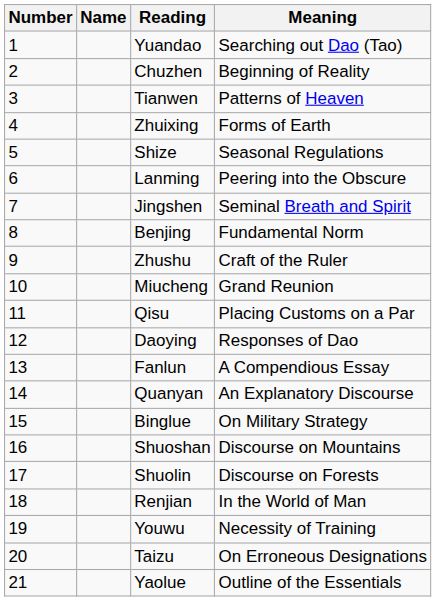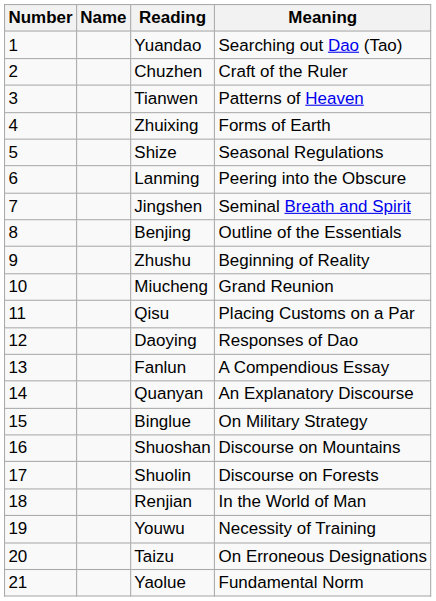(294, 71) Beginning of Reality -> (283, 71) Craft of the Ruler
(291, 233) Fundamental Norm -> (310, 233) Outline of the Essentials
(283, 260) Craft of the Ruler -> (294, 260) Beginning of Reality
(310, 582) Outline of the Essentials -> (291, 582) Fundamental Norm
